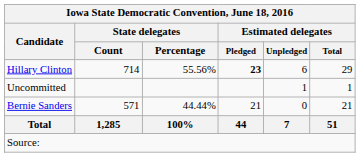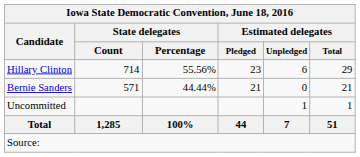(256, 69) bold -> (256, 69) normal
rows swapped: (39, 106) <-> (36, 87)
